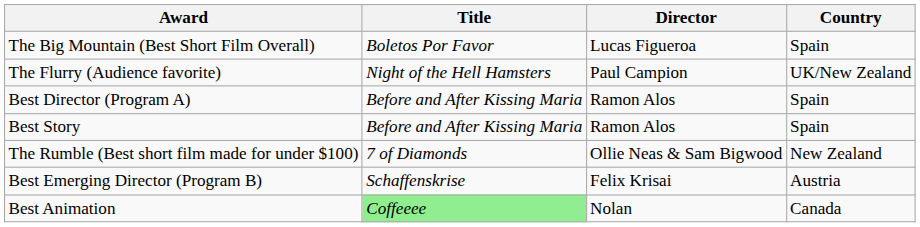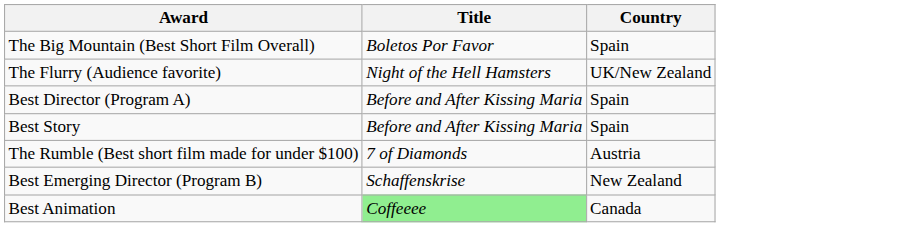- column: (686, 18)
(836, 153) New Zealand -> (615, 153) Austria
(815, 180) Austria -> (636, 180) New Zealand
